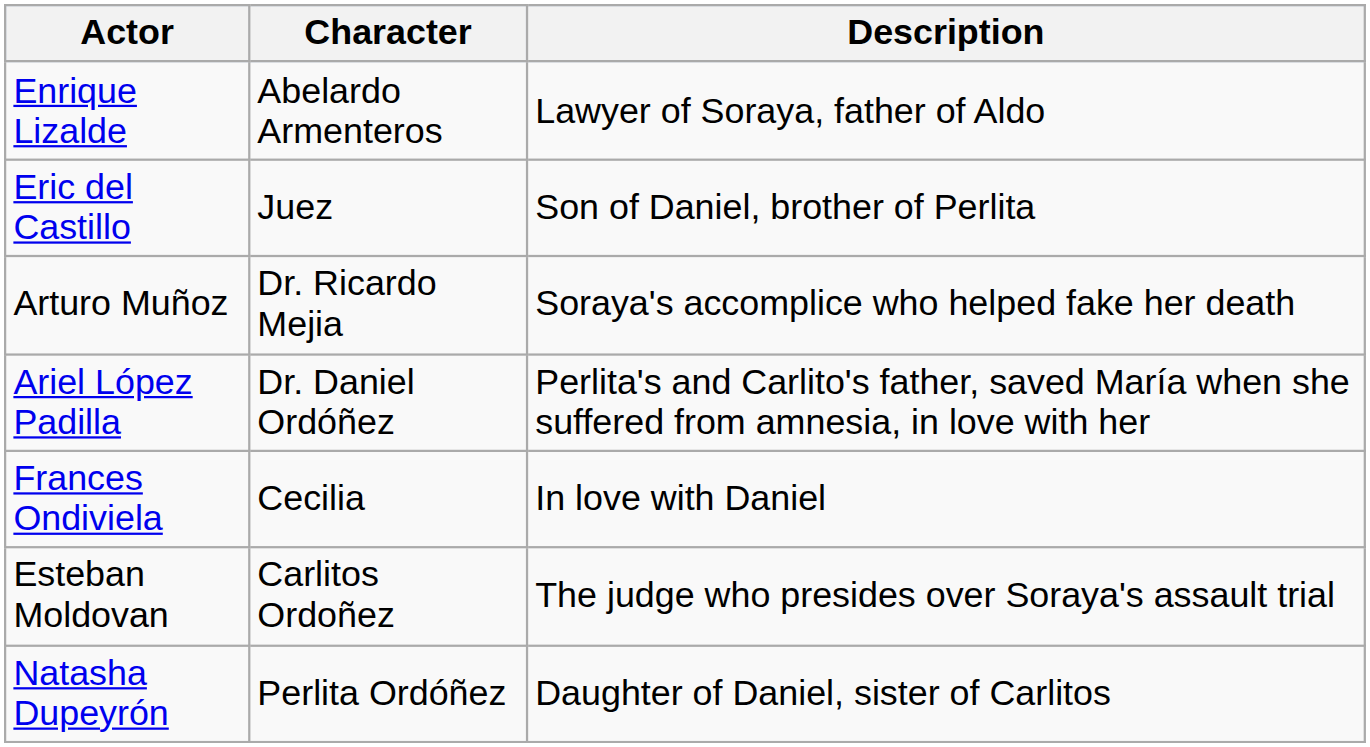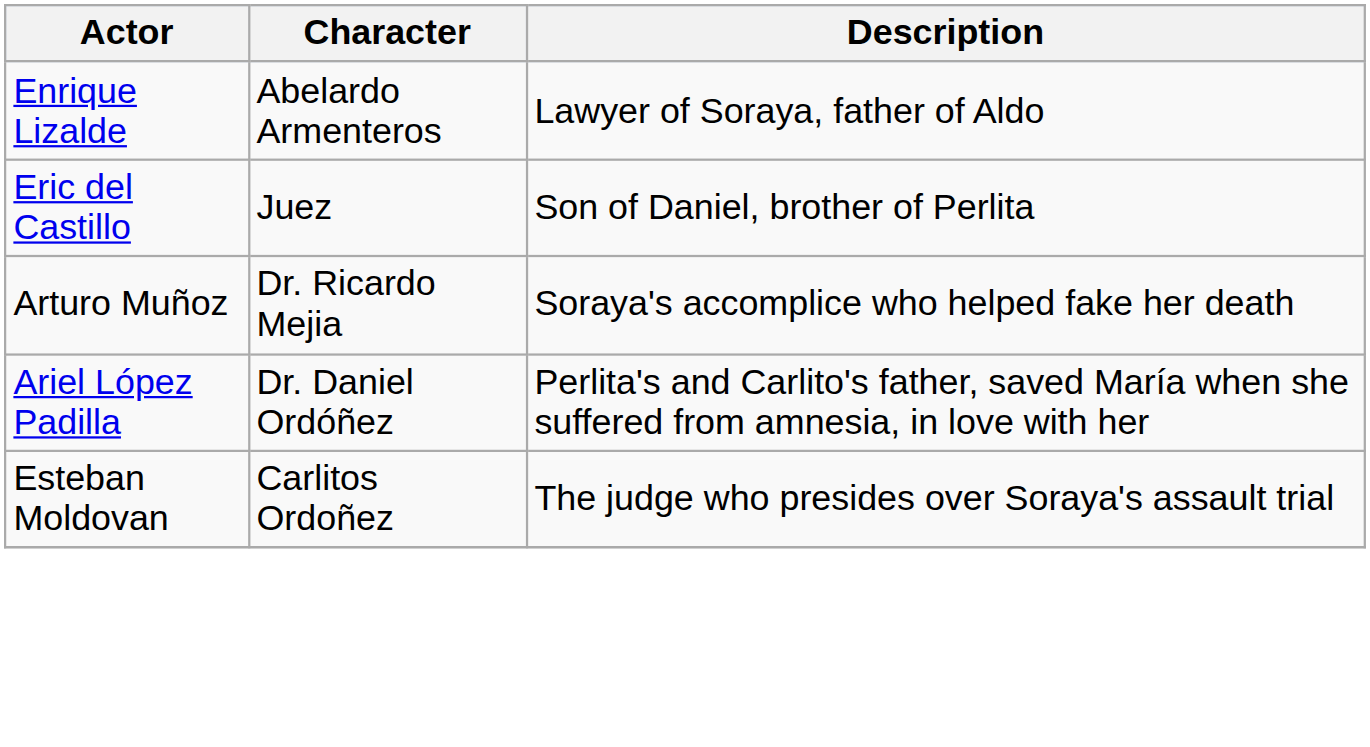- row: (88, 498)
- row: (91, 692)
